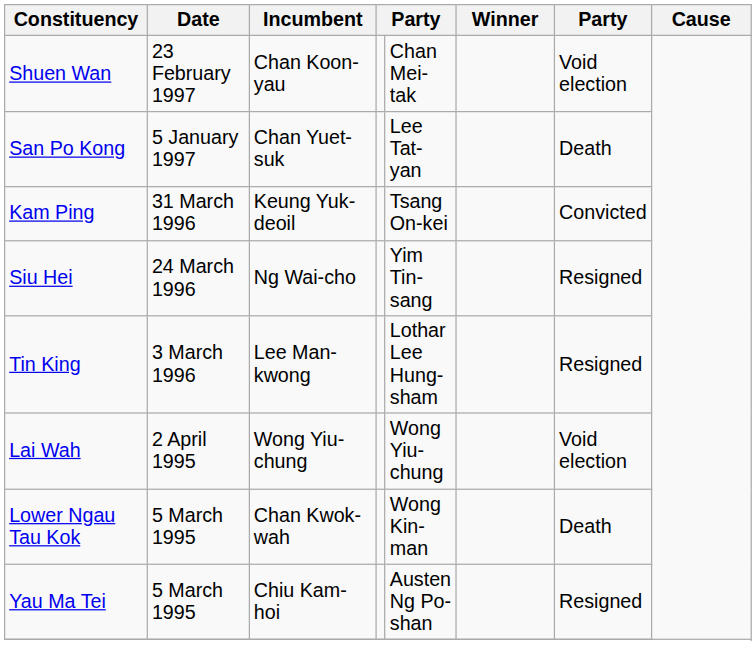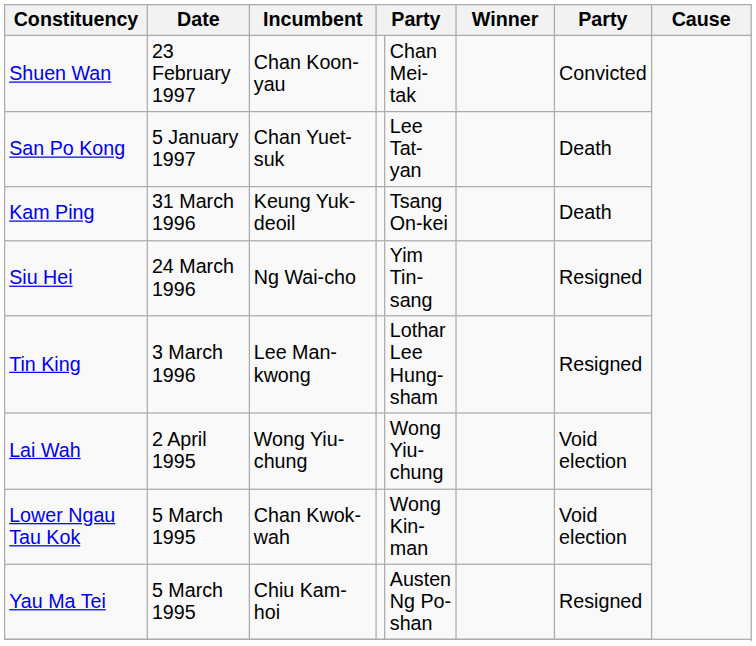(593, 73) Void election -> (603, 73) Convicted
(603, 213) Convicted -> (585, 213) Death
(585, 526) Death -> (593, 526) Void election
